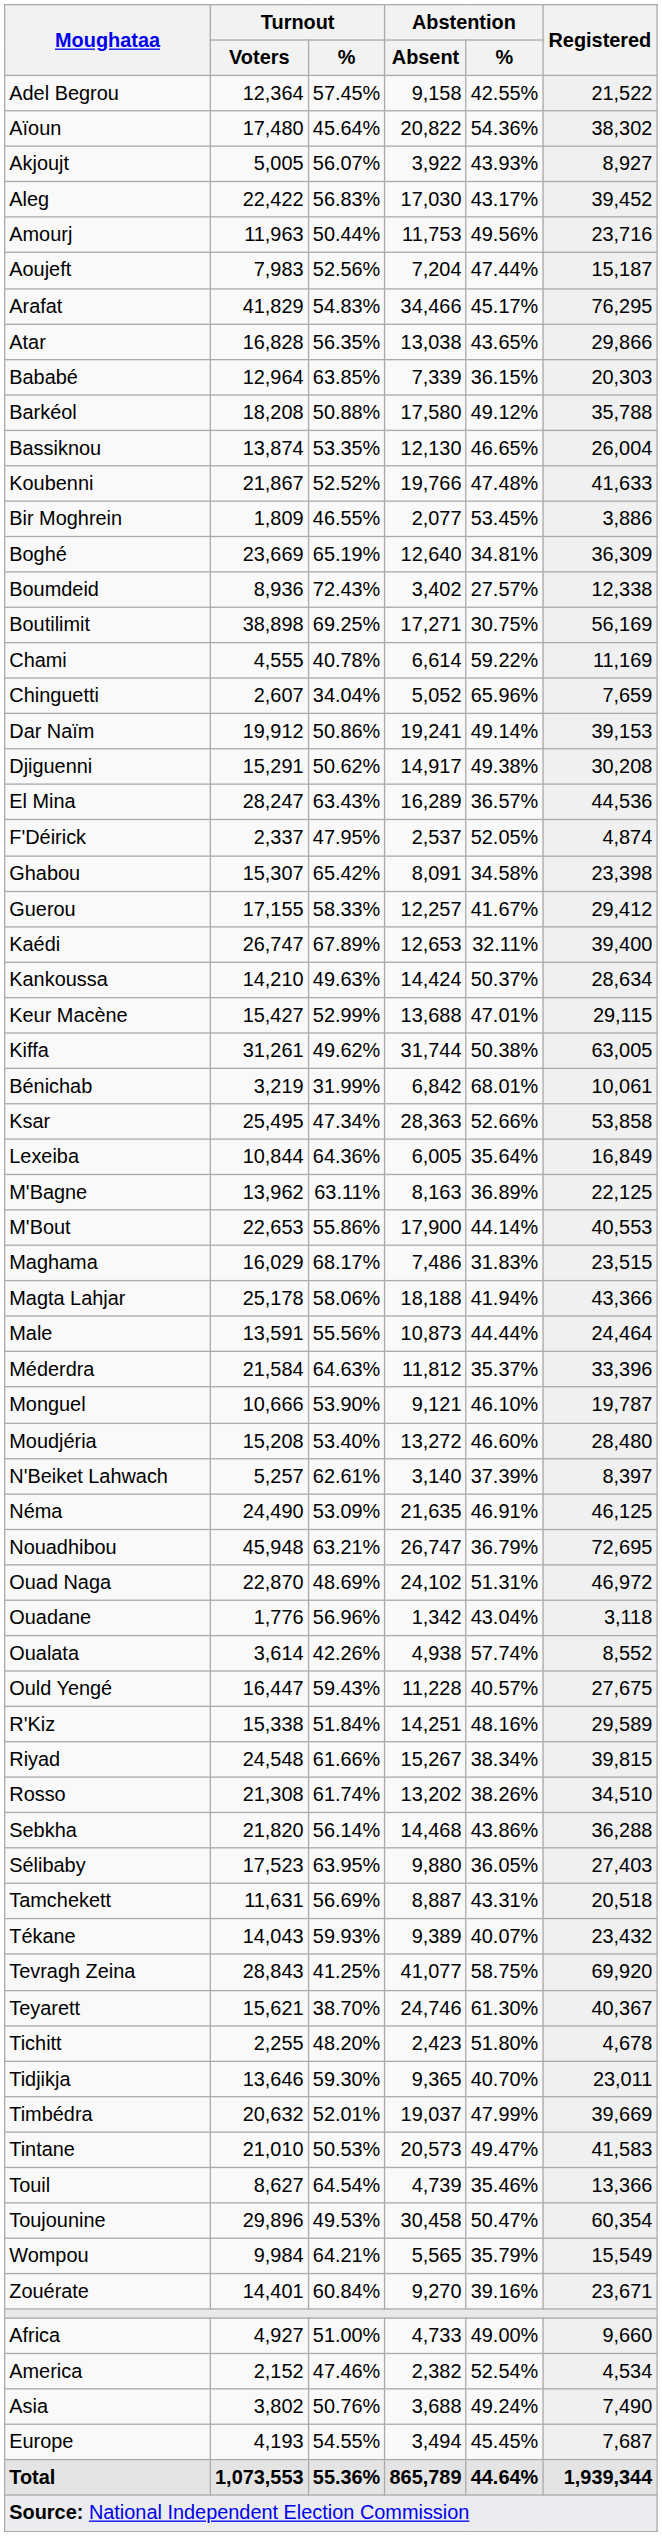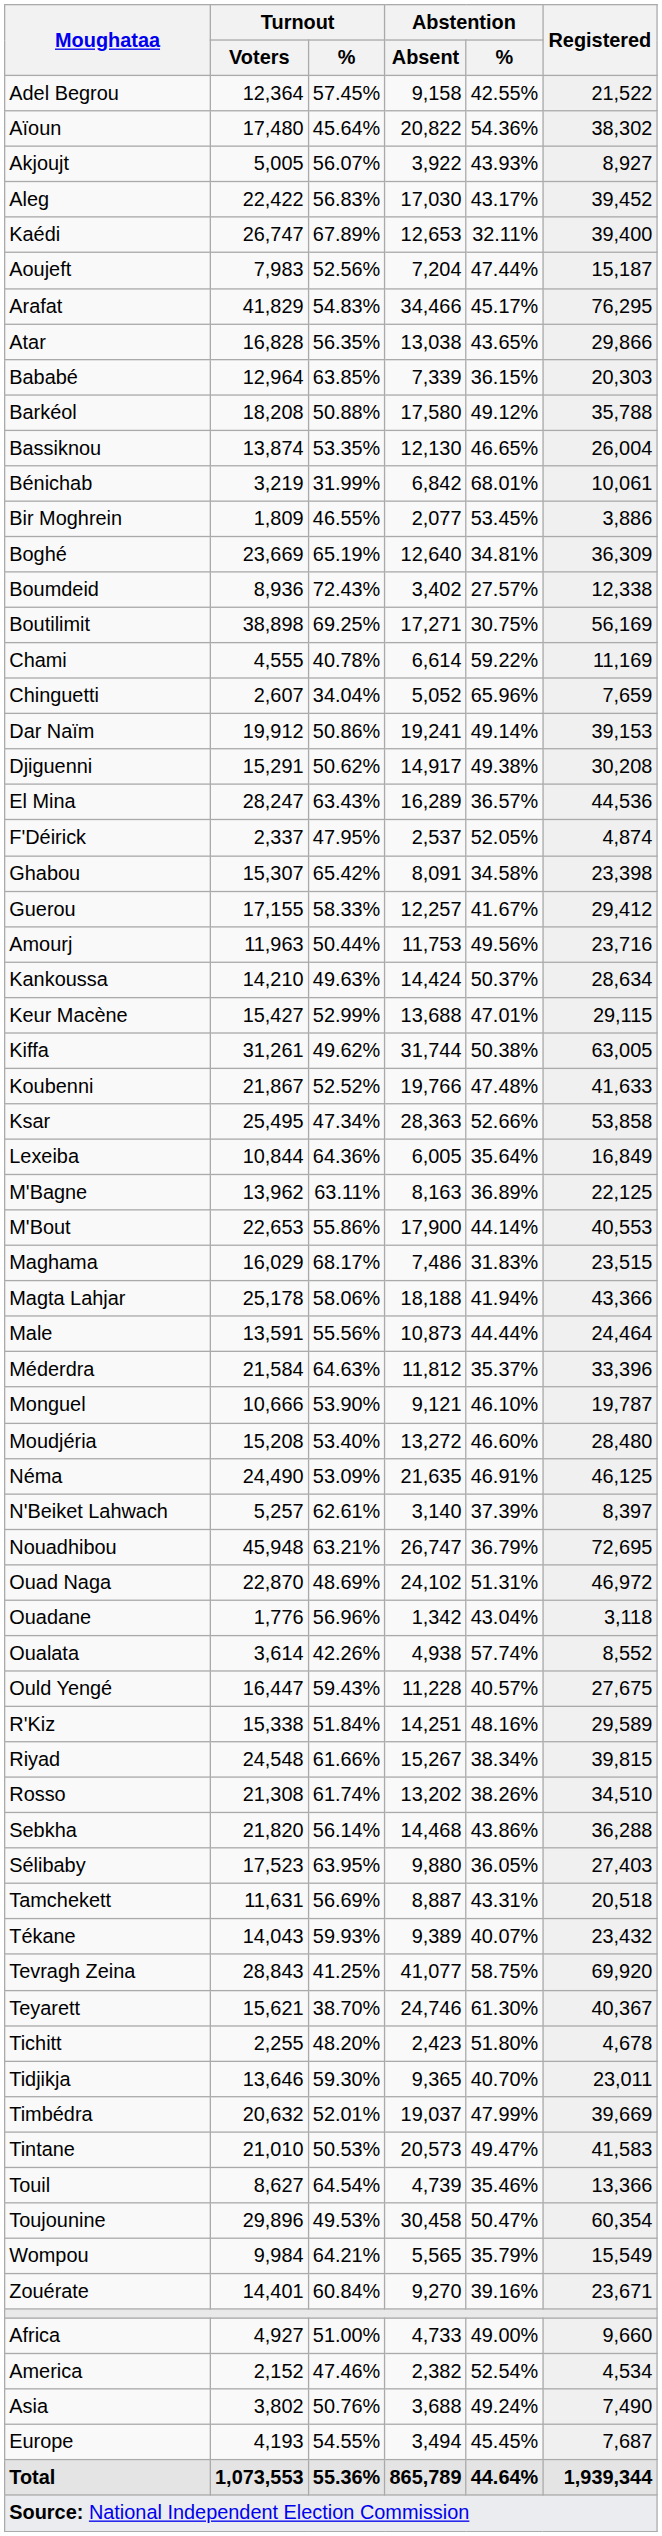rows swapped: (41, 235) <-> (35, 944)
rows swapped: (51, 1085) <-> (51, 483)
rows swapped: (89, 1475) <-> (36, 1511)
